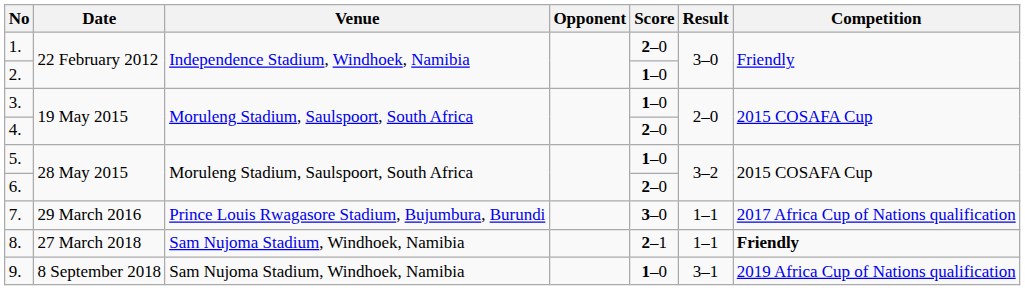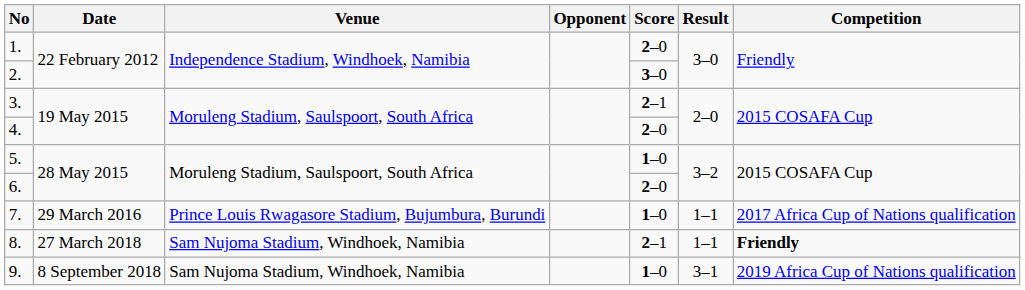(654, 74) 1–0 -> (654, 74) 3–0
(654, 102) 1–0 -> (654, 102) 2–1
(654, 214) 3–0 -> (654, 214) 1–0
